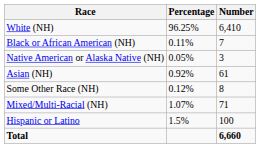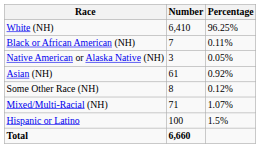columns swapped: (236, 12) <-> (191, 12)
